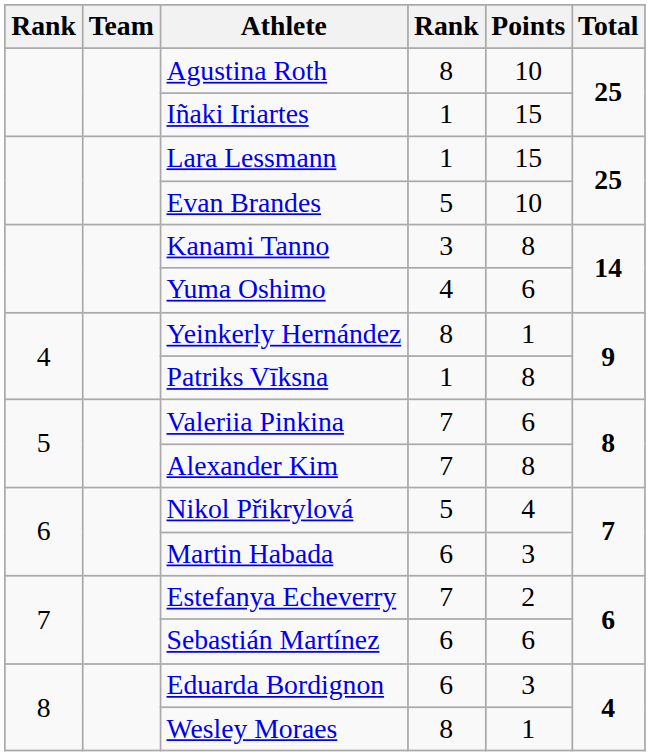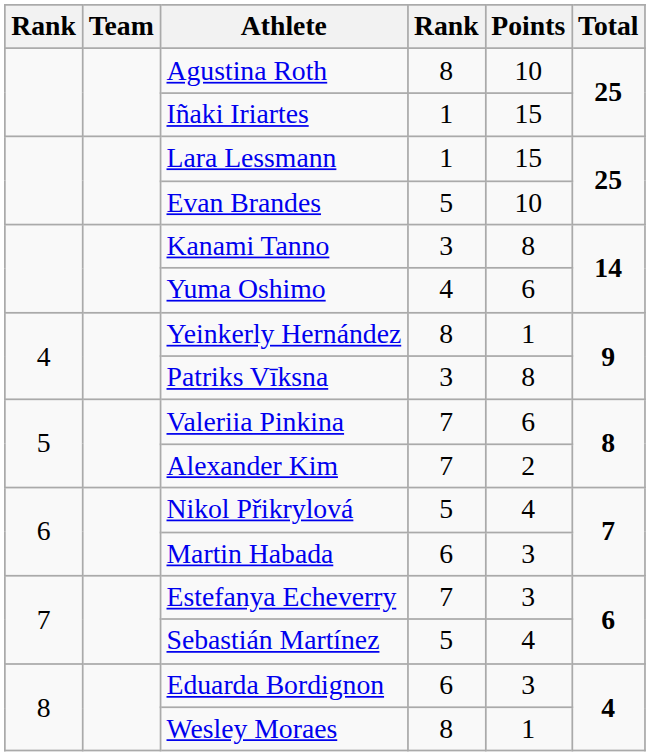(446, 377) 1 -> (446, 377) 3
(528, 465) 8 -> (528, 465) 2
(528, 597) 2 -> (528, 597) 3
(446, 641) 6 -> (446, 641) 5
(528, 641) 6 -> (528, 641) 4
